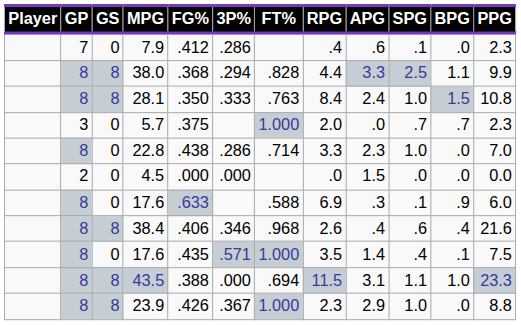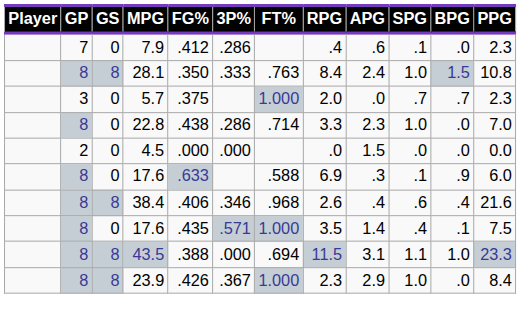- row: (84, 73)
(501, 306) 8.8 -> (501, 280) 8.4
